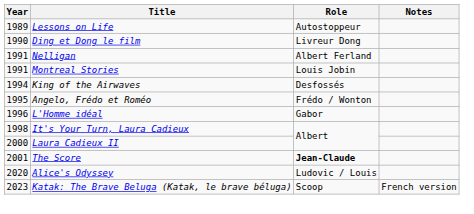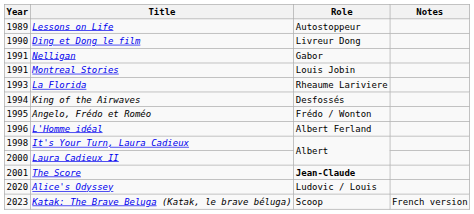(334, 56) Albert Ferland -> (309, 56) Gabor
+ row: (59, 85)
(309, 114) Gabor -> (334, 129) Albert Ferland
